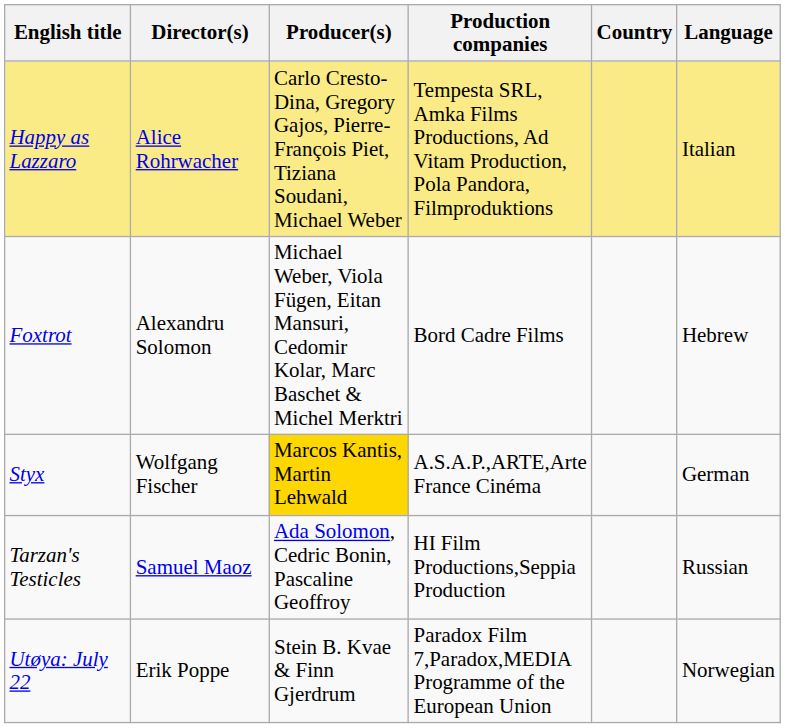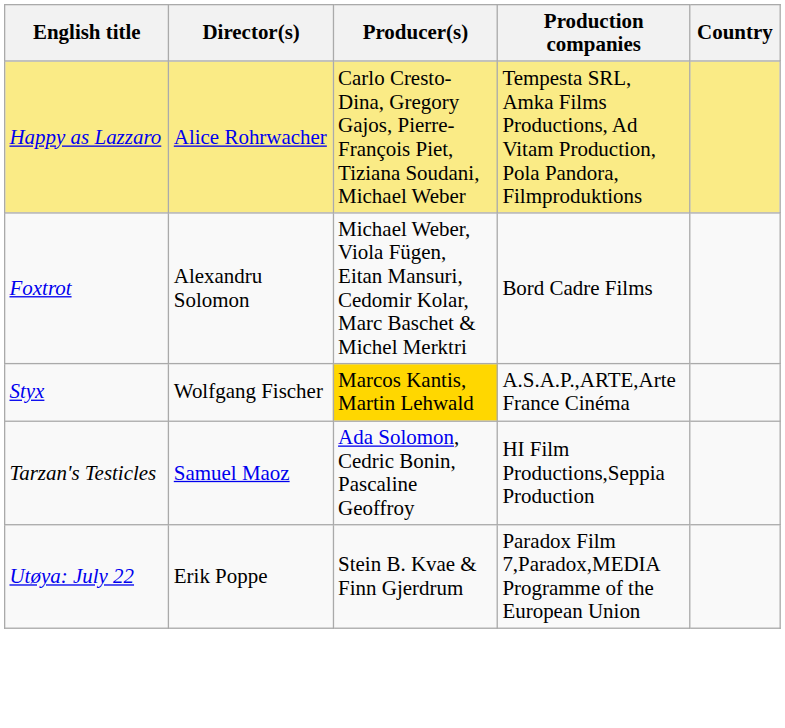- column: (729, 32)
